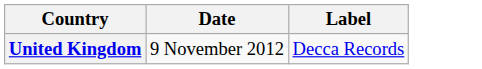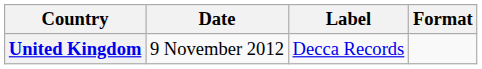+ column: (443, 19)
